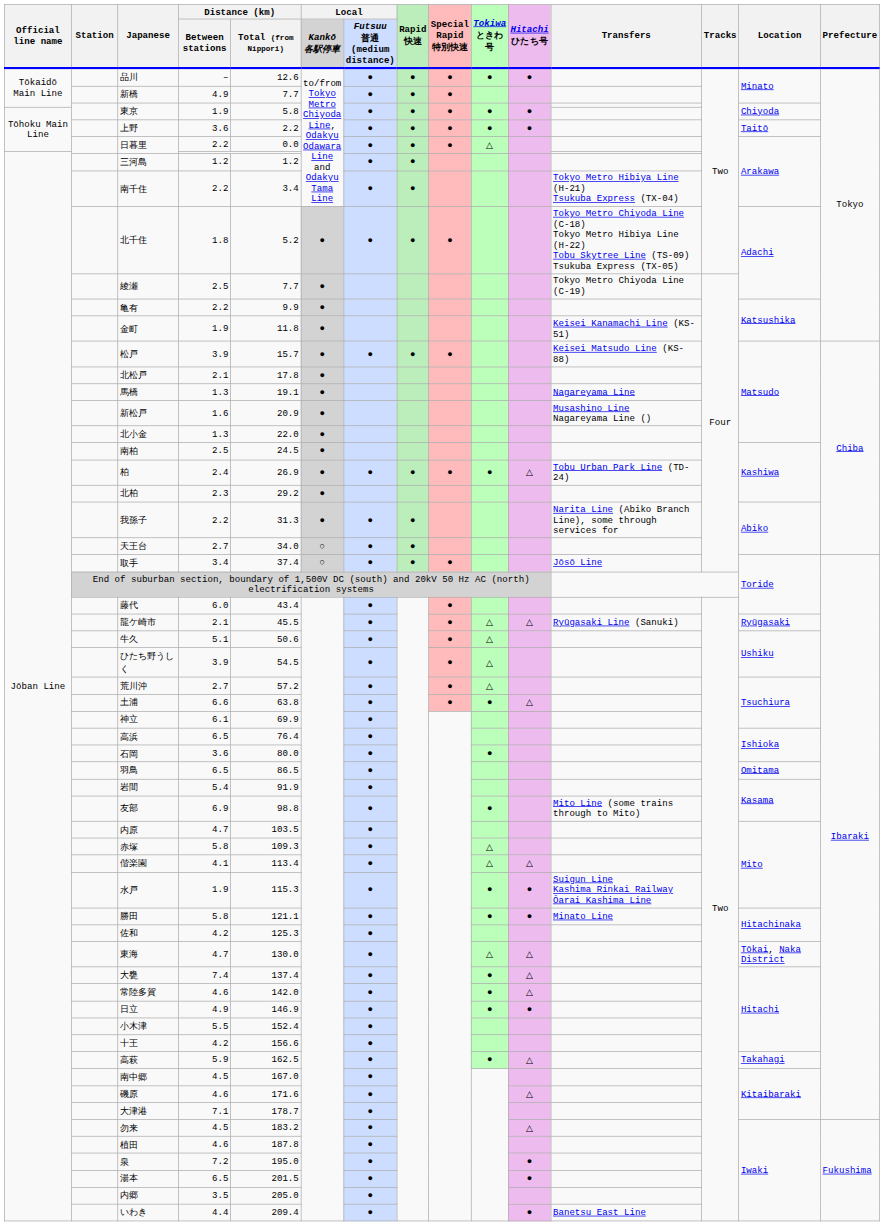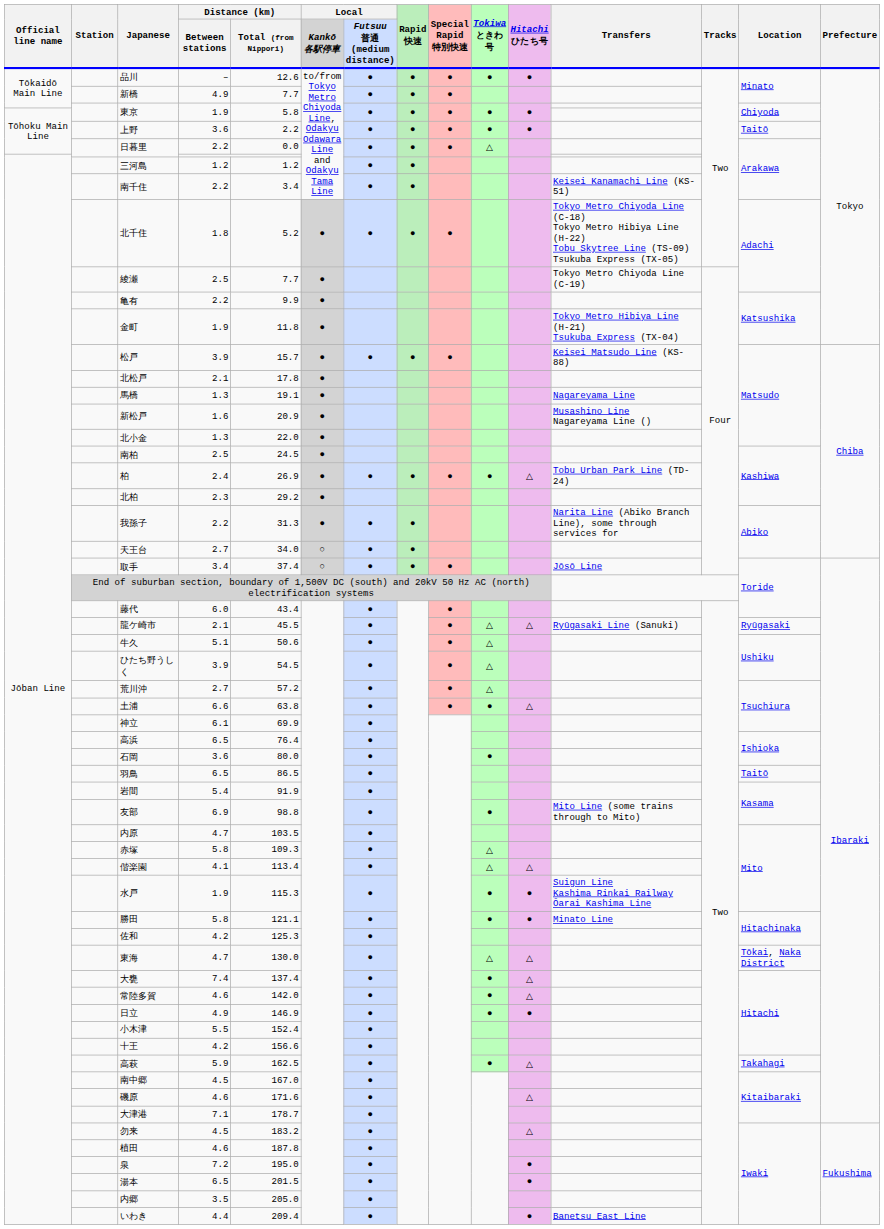(616, 189) Tokyo Metro Hibiya Line (H-21) Tsukuba Express (TX-04) -> (624, 187) Keisei Kanamachi Line (KS-51)
(624, 329) Keisei Kanamachi Line (KS-51) -> (616, 327) Tokyo Metro Hibiya Line (H-21) Tsukuba Express (TX-04)
(760, 770) Omitama -> (755, 774) Taitō
